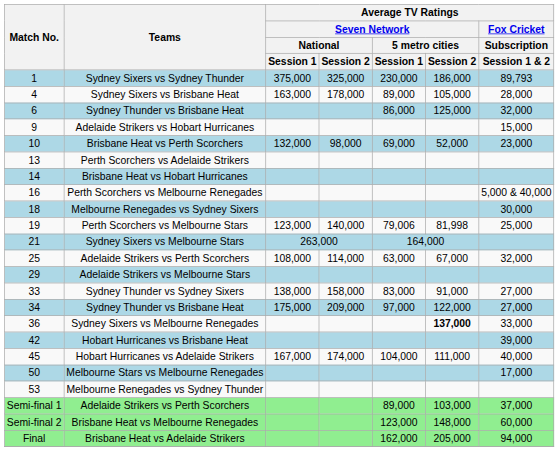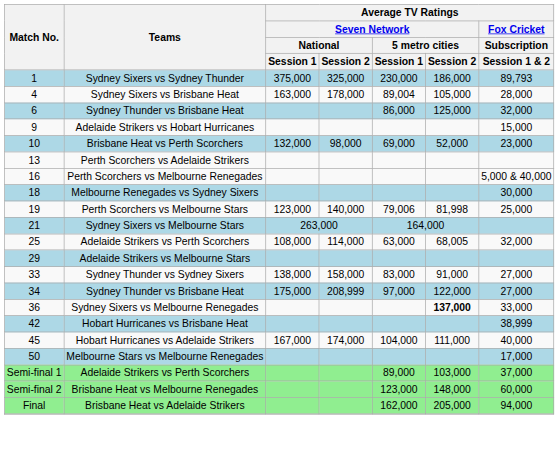(399, 95) 89,000 -> (399, 95) 89,004
- row: (34, 177)
(452, 259) 67,000 -> (452, 242) 68,005
(346, 308) 209,000 -> (346, 291) 208,999
(516, 341) 39,000 -> (516, 324) 38,999
- row: (34, 390)
